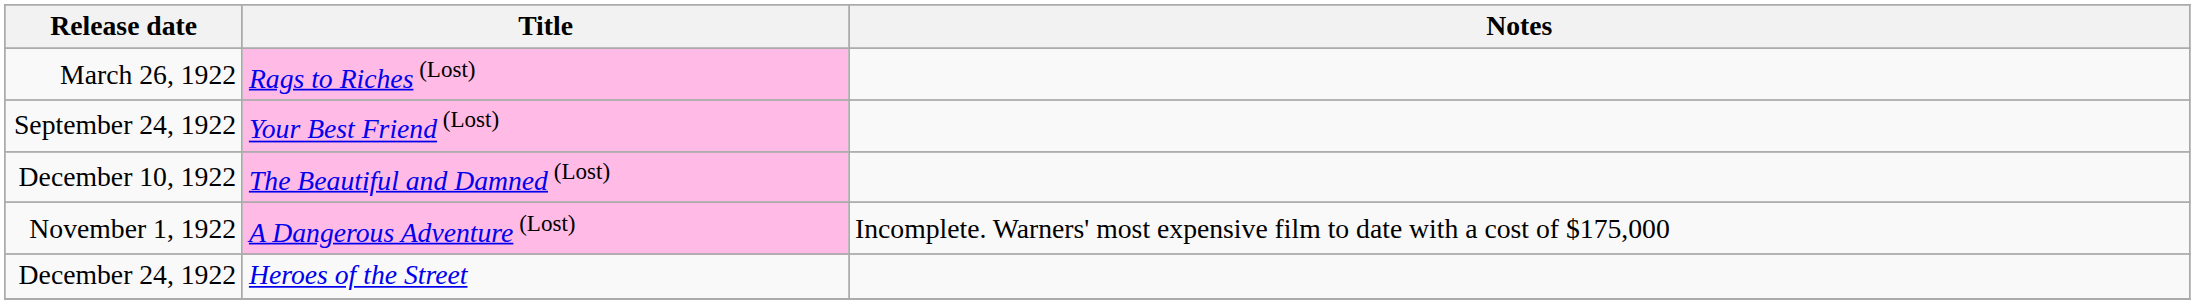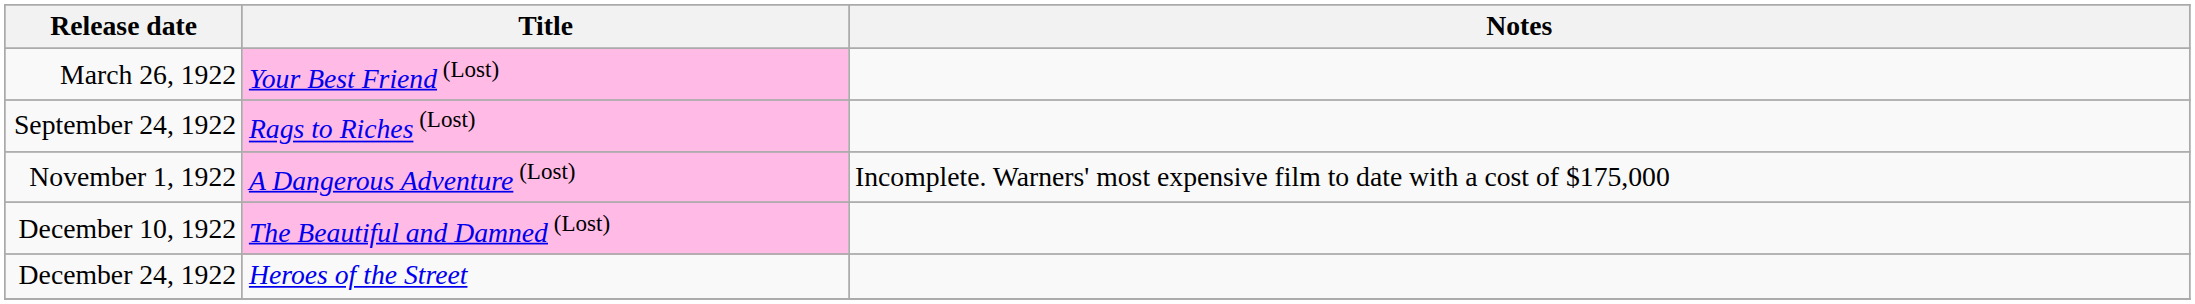(362, 74) Rags to Riches (Lost) -> (374, 74) Your Best Friend (Lost)
(374, 125) Your Best Friend (Lost) -> (362, 125) Rags to Riches (Lost)
rows swapped: (133, 228) <-> (127, 176)
